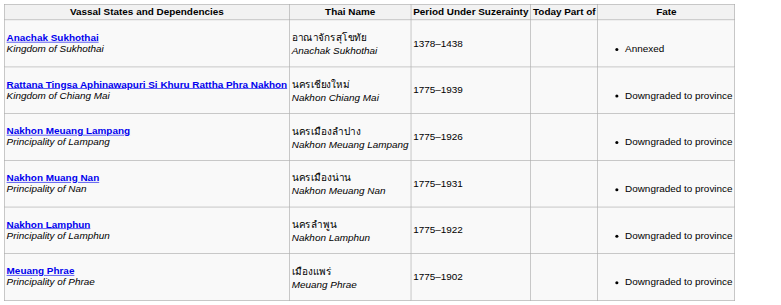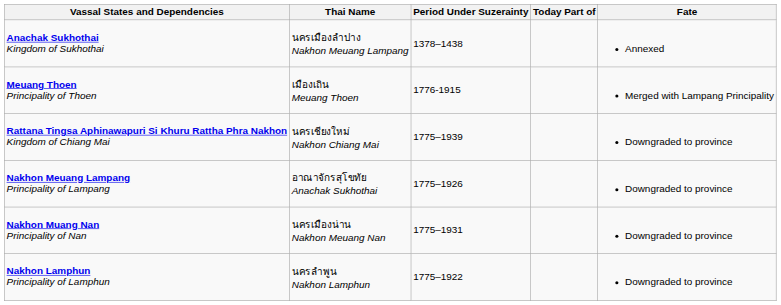(334, 44) อาณาจักรสุโขทัย Anachak Sukhothai -> (350, 44) นครเมืองลำปาง Nakhon Meuang Lampang
+ row: (52, 90)
(350, 138) นครเมืองลำปาง Nakhon Meuang Lampang -> (334, 185) อาณาจักรสุโขทัย Anachak Sukhothai
- row: (51, 277)
